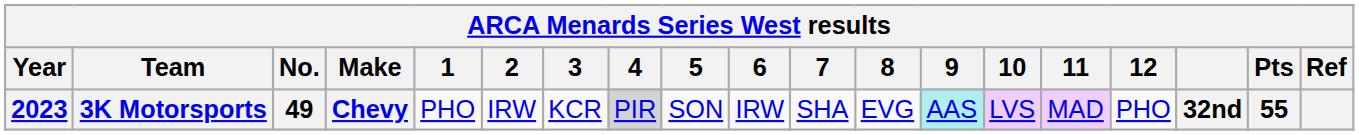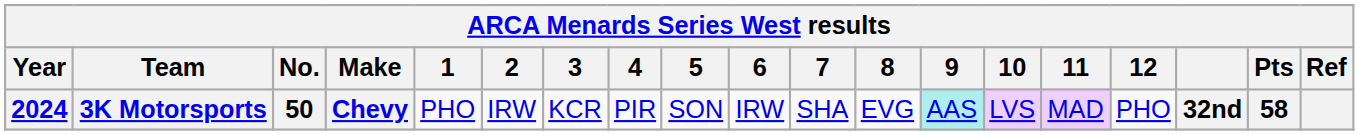(39, 109) 2023 -> (39, 109) 2024
(299, 109) 49 -> (299, 109) 50
(635, 109) lightgrey background -> (635, 109) no background
(1274, 109) 55 -> (1274, 109) 58
